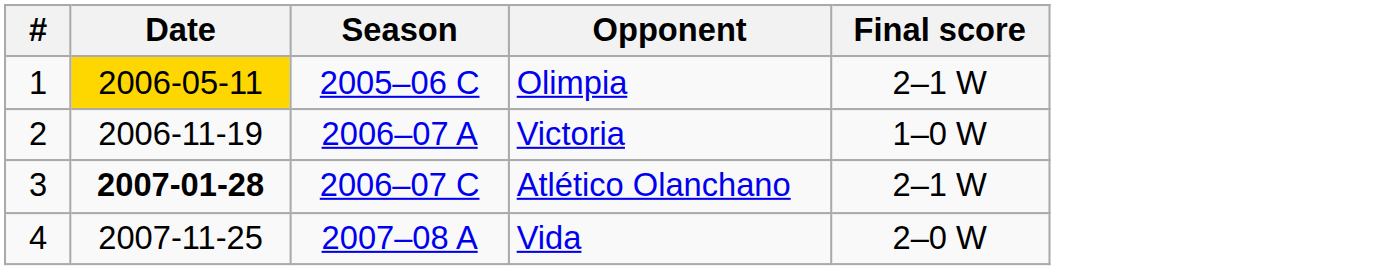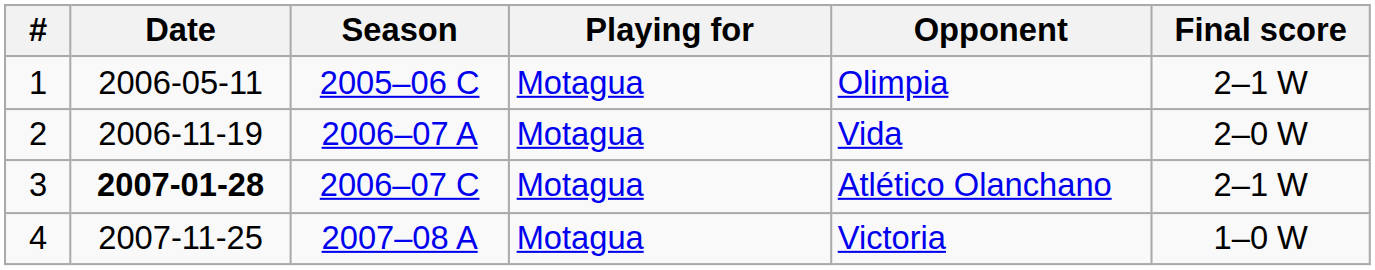+ column: (670, 30)
(181, 82) gold background -> (181, 82) no background
(571, 133) Victoria -> (870, 133) Vida
(940, 133) 1–0 W -> (1261, 133) 2–0 W
(549, 237) Vida -> (892, 237) Victoria
(940, 237) 2–0 W -> (1261, 237) 1–0 W
